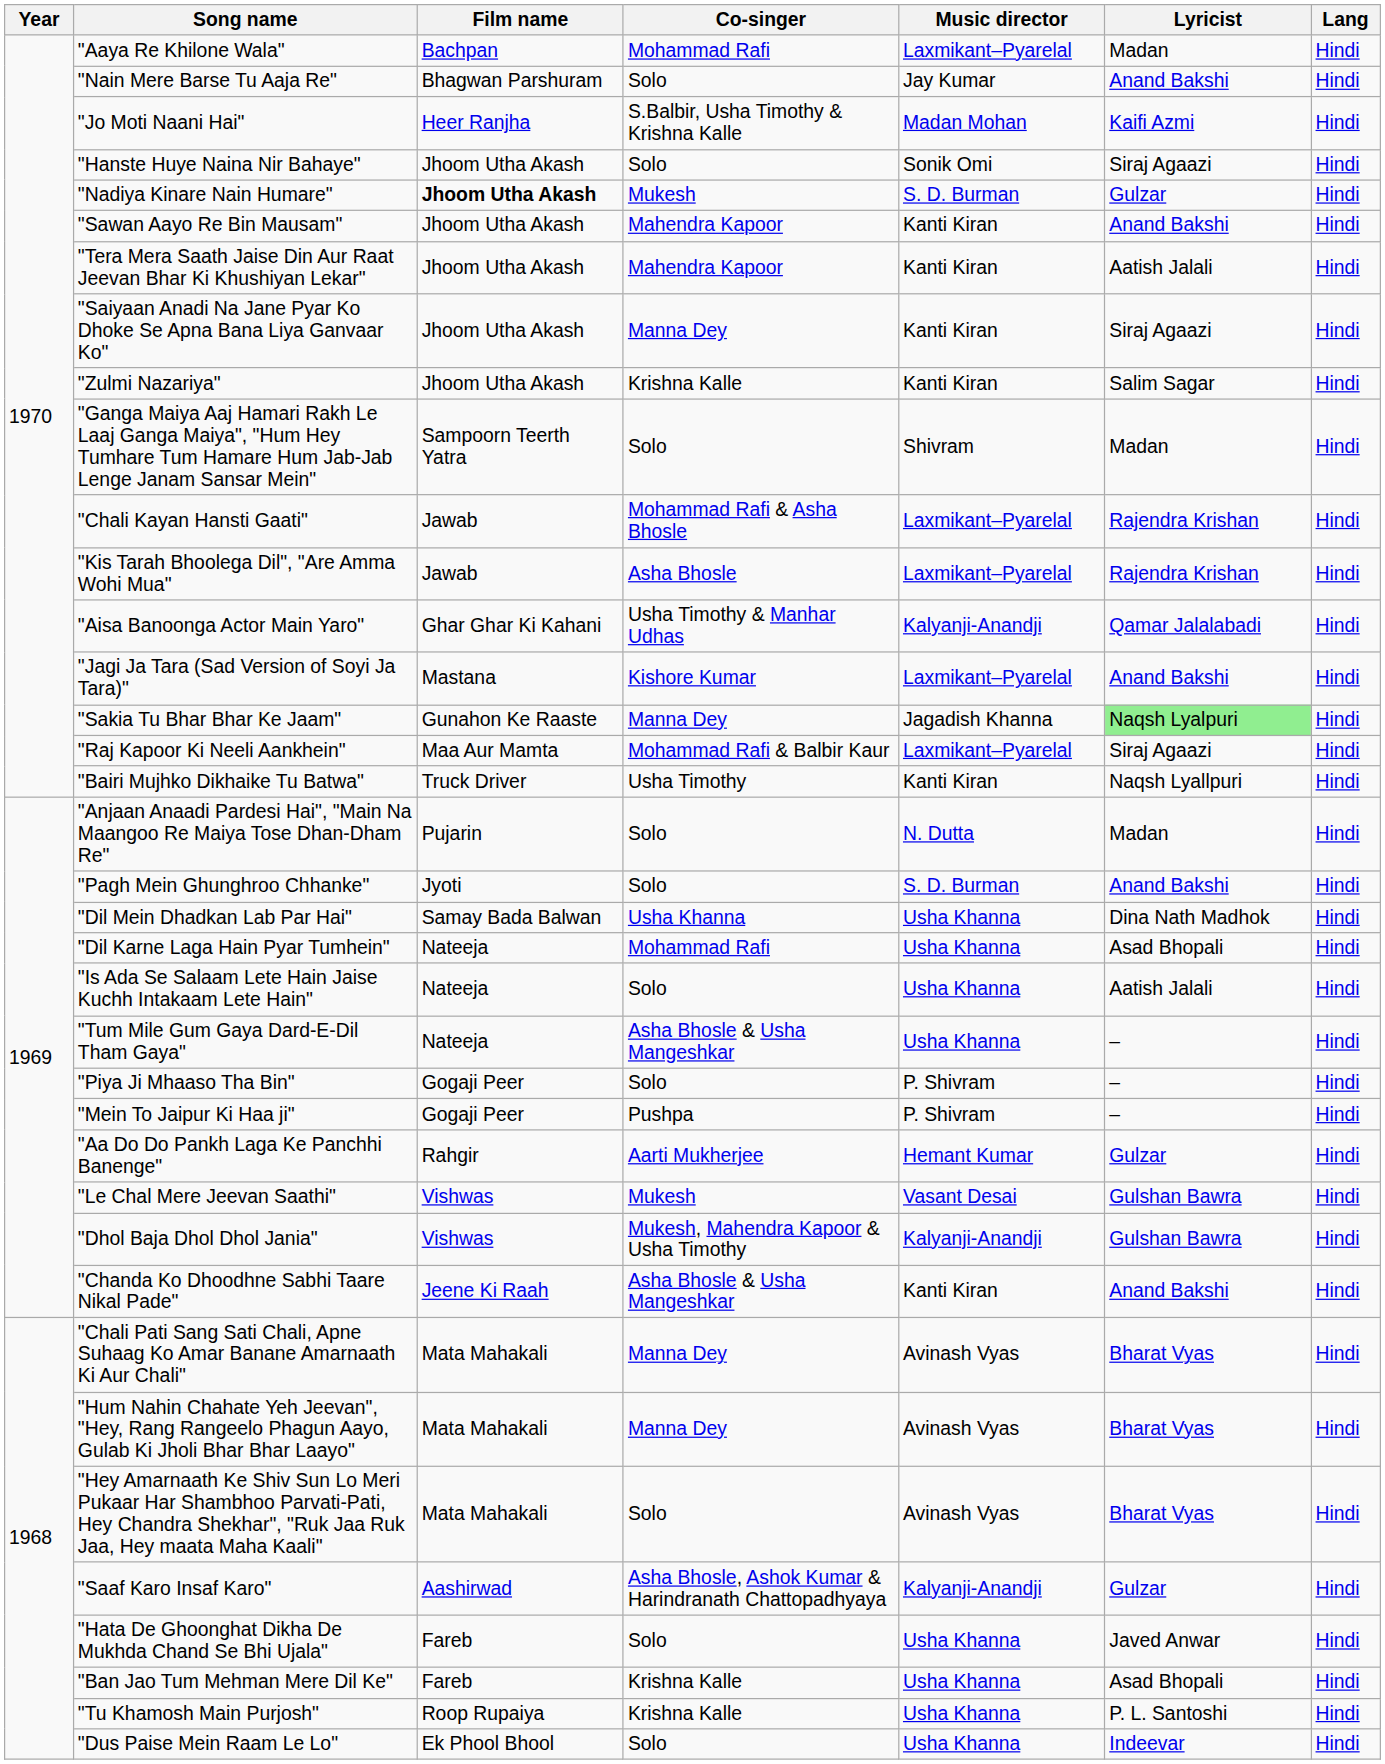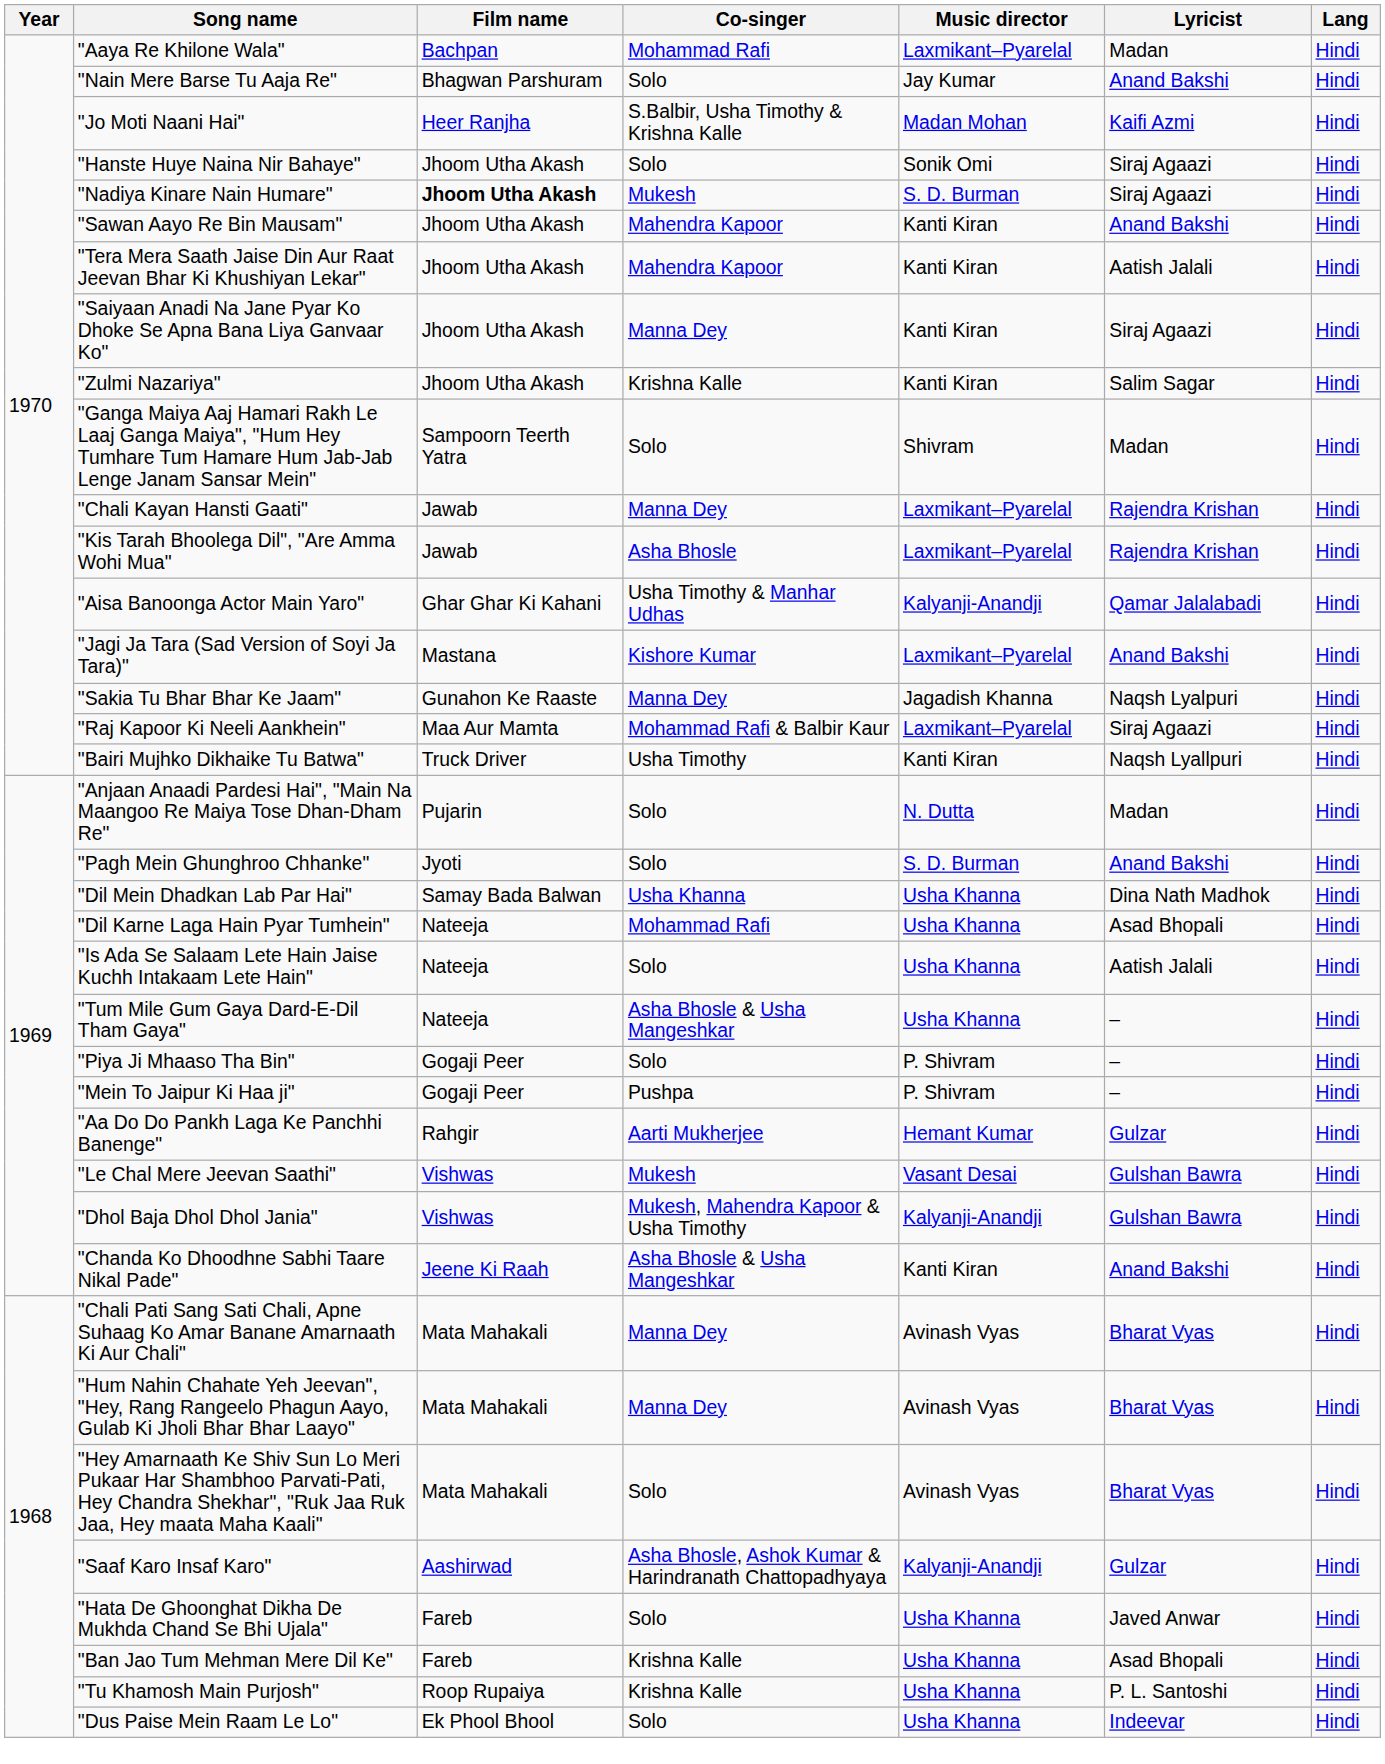(1138, 195) Gulzar -> (1160, 195) Siraj Agaazi
(732, 520) Mohammad Rafi & Asha Bhosle -> (677, 510) Manna Dey
(1173, 719) lightgreen background -> (1173, 698) no background
